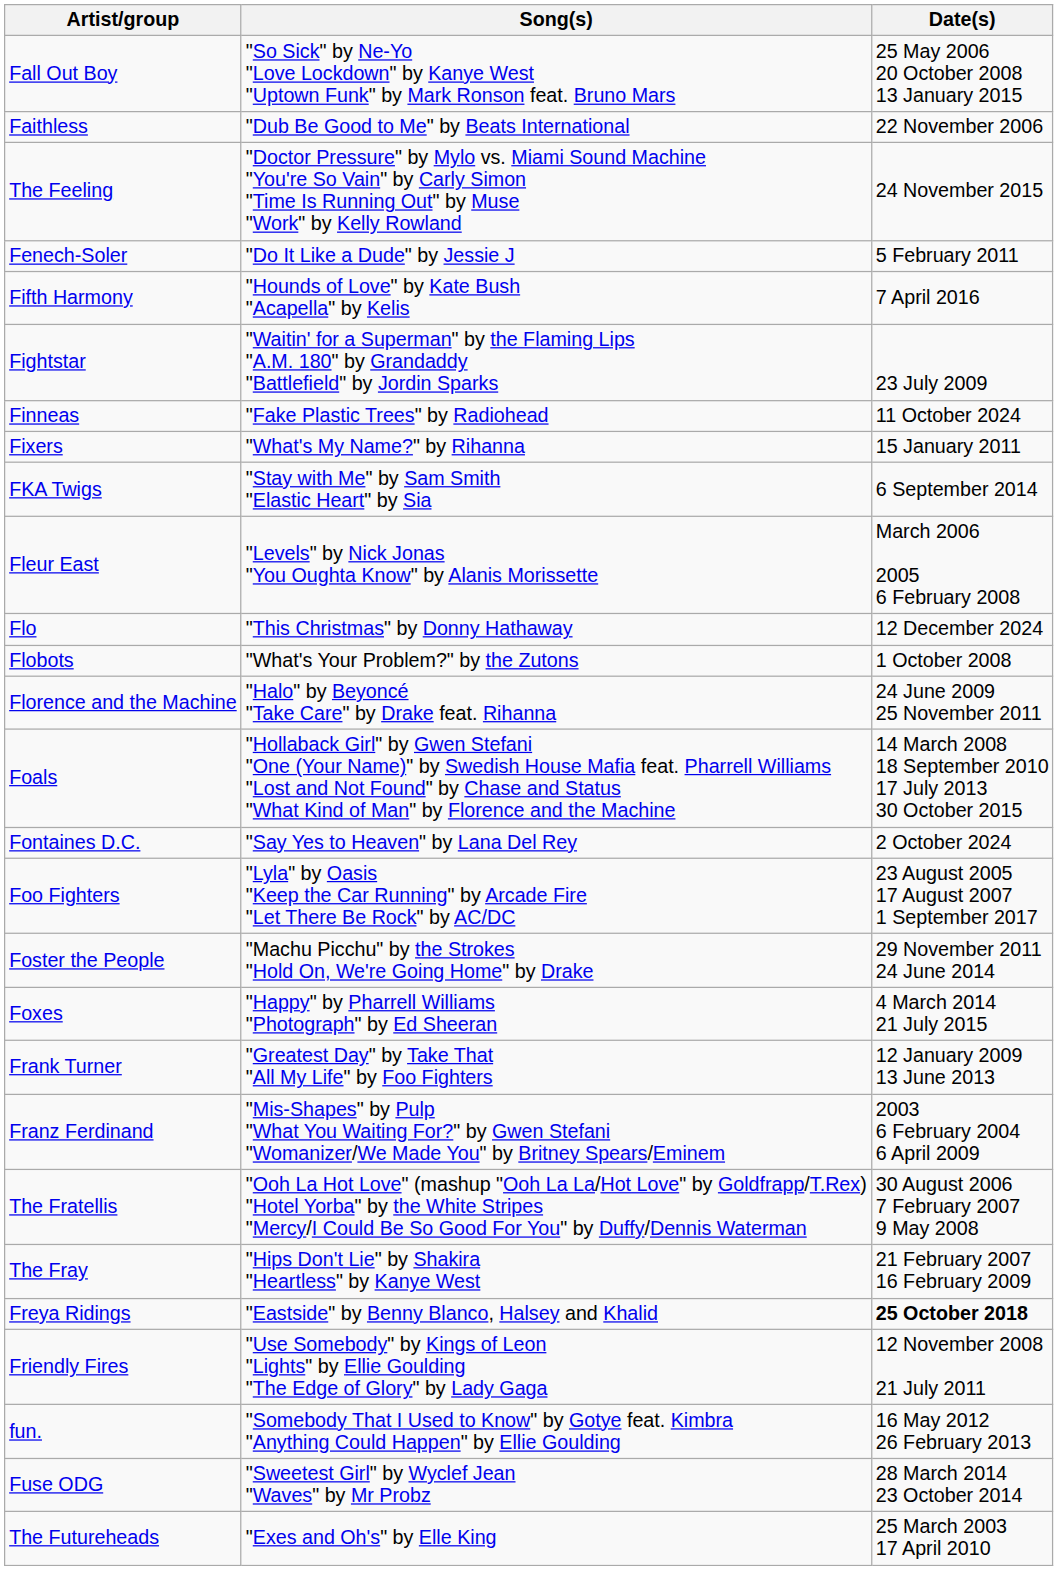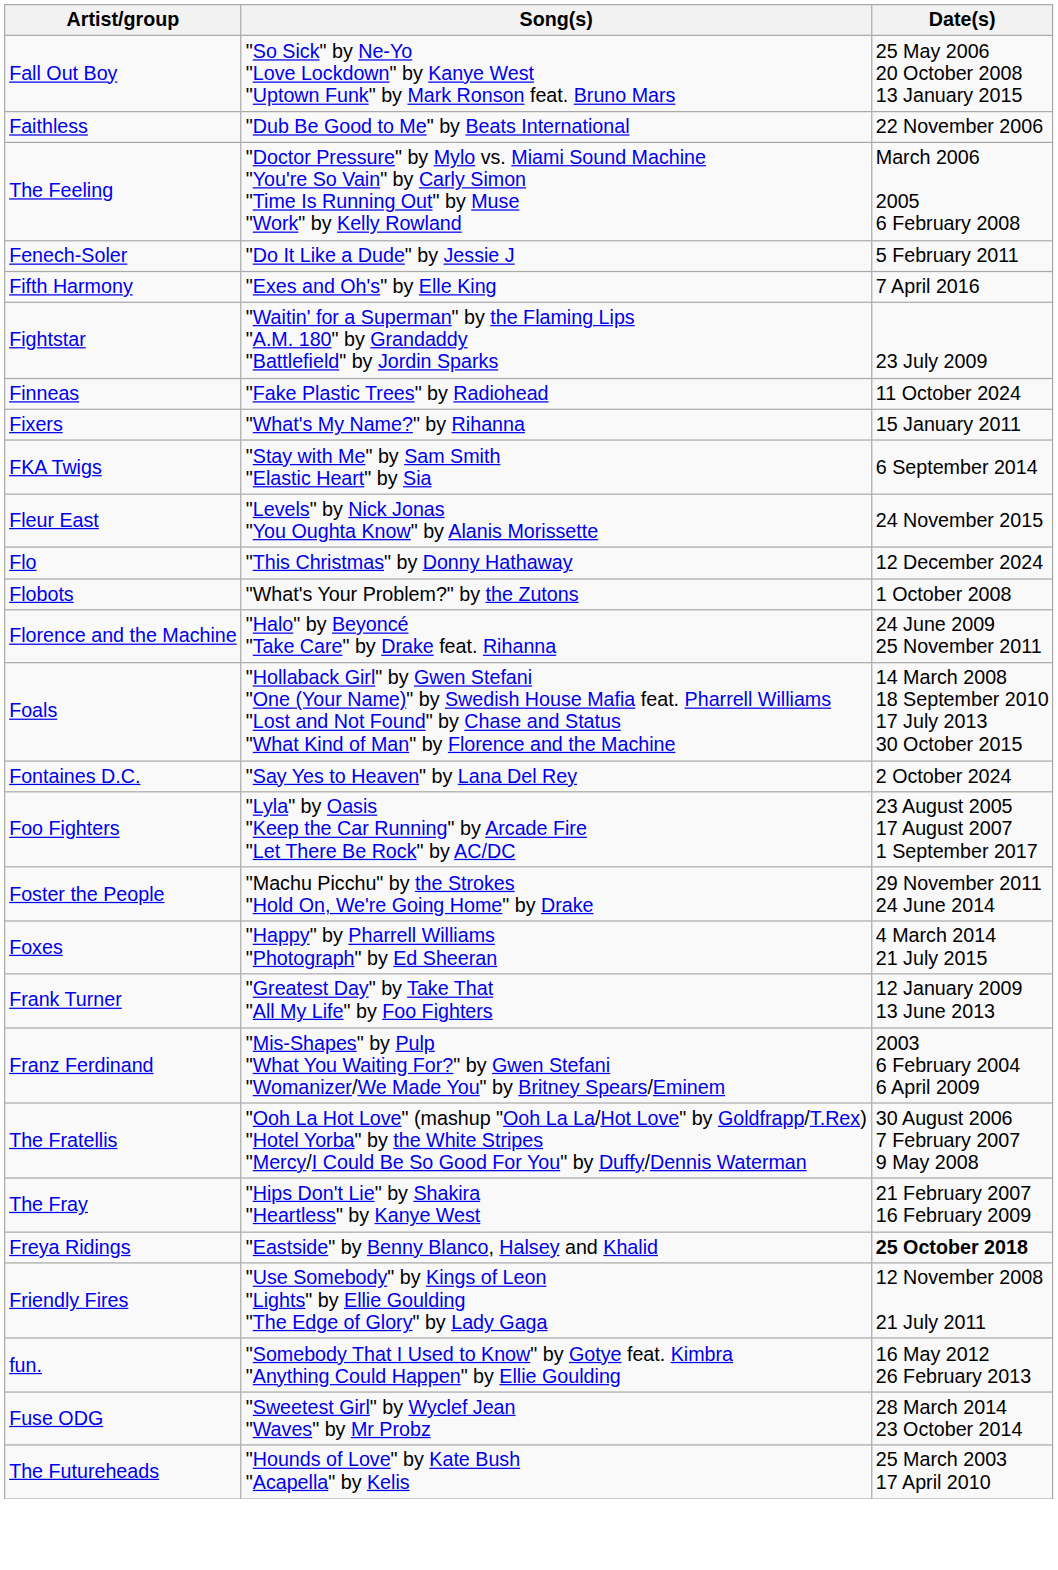(959, 191) 24 November 2015 -> (948, 191) March 2006 2005 6 February 2008
(383, 297) "Hounds of Love" by Kate Bush "Acapella" by Kelis -> (371, 286) "Exes and Oh's" by Elle King
(948, 564) March 2006 2005 6 February 2008 -> (959, 520) 24 November 2015
(371, 1538) "Exes and Oh's" by Elle King -> (383, 1471) "Hounds of Love" by Kate Bush "Acapella" by Kelis
